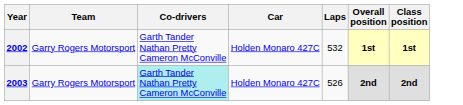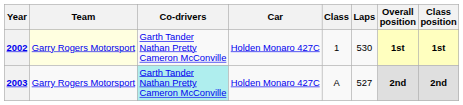+ column: (337, 17)
(83, 48) no background -> (83, 48) lightyellow background
(335, 48) 532 -> (364, 48) 530
(335, 83) 526 -> (364, 83) 527
